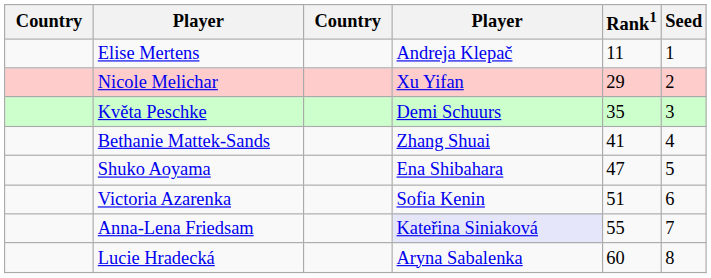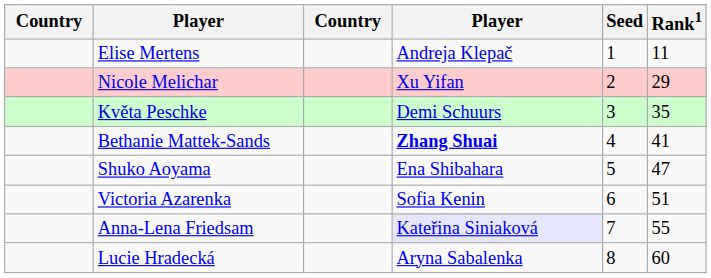columns swapped: (632, 21) <-> (684, 21)
(443, 140) normal -> (447, 140) bold
